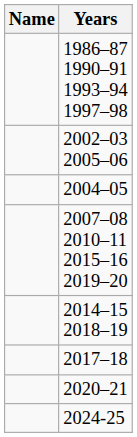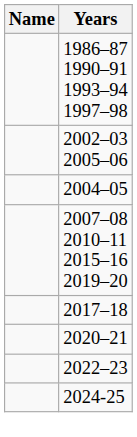- row: (95, 320)
+ row: (95, 368)
